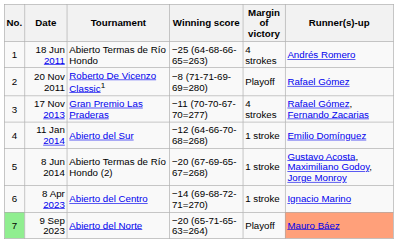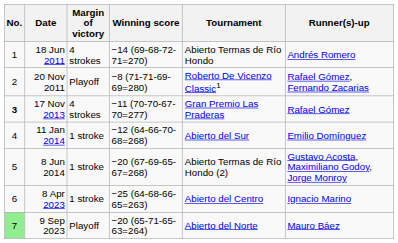columns swapped: (118, 23) <-> (264, 23)
(204, 55) −25 (64-68-66-65=263) -> (144, 55) −14 (69-68-72-71=270)
(318, 82) Rafael Gómez -> (328, 82) Rafael Gómez, Fernando Zacarias
(14, 109) normal -> (14, 109) bold
(328, 109) Rafael Gómez, Fernando Zacarias -> (318, 109) Rafael Gómez
(204, 199) −14 (69-68-72-71=270) -> (144, 199) −25 (64-68-66-65=263)
(314, 225) lightsalmon background -> (314, 225) no background
